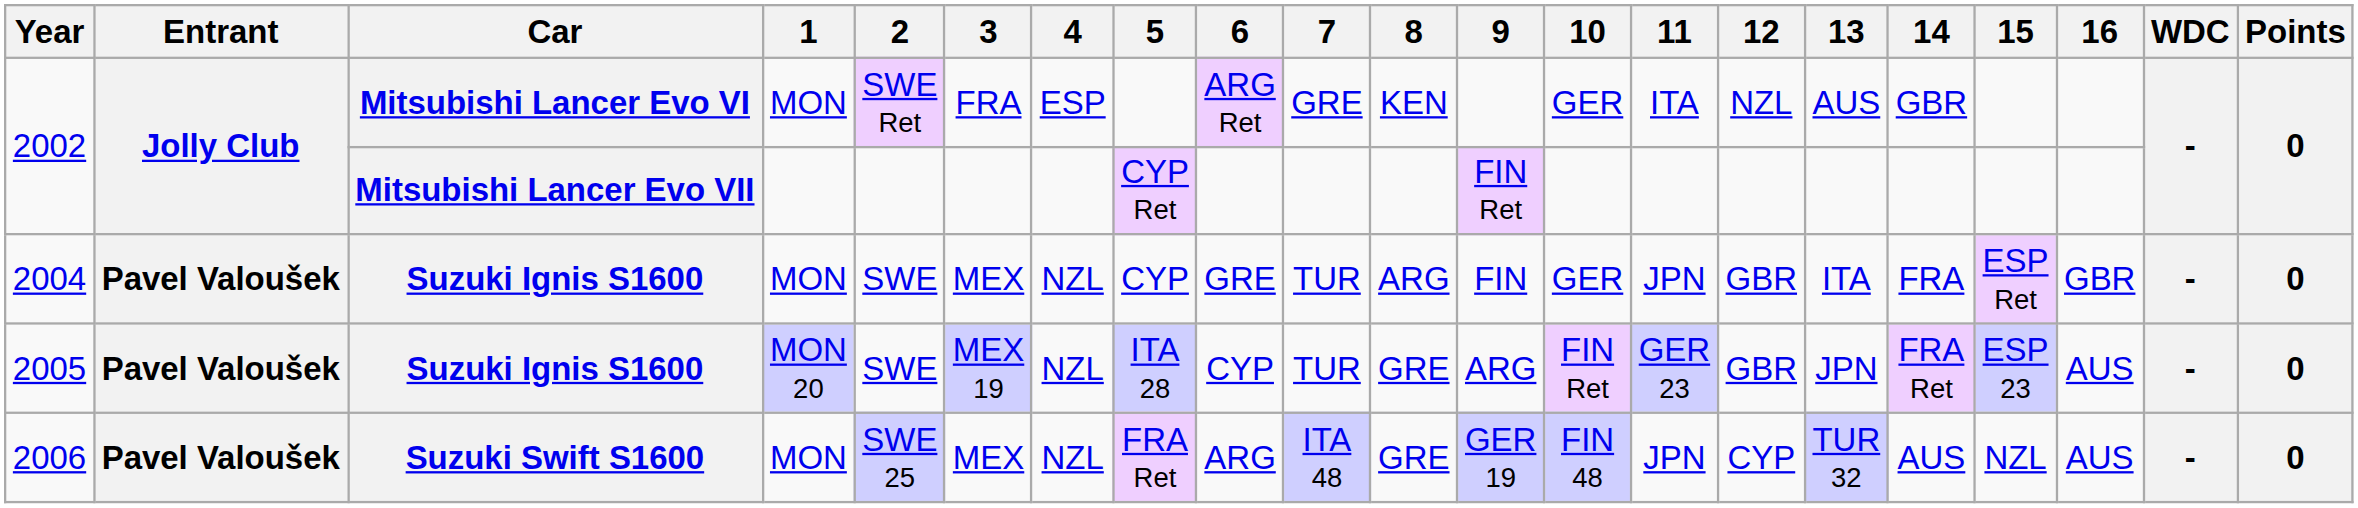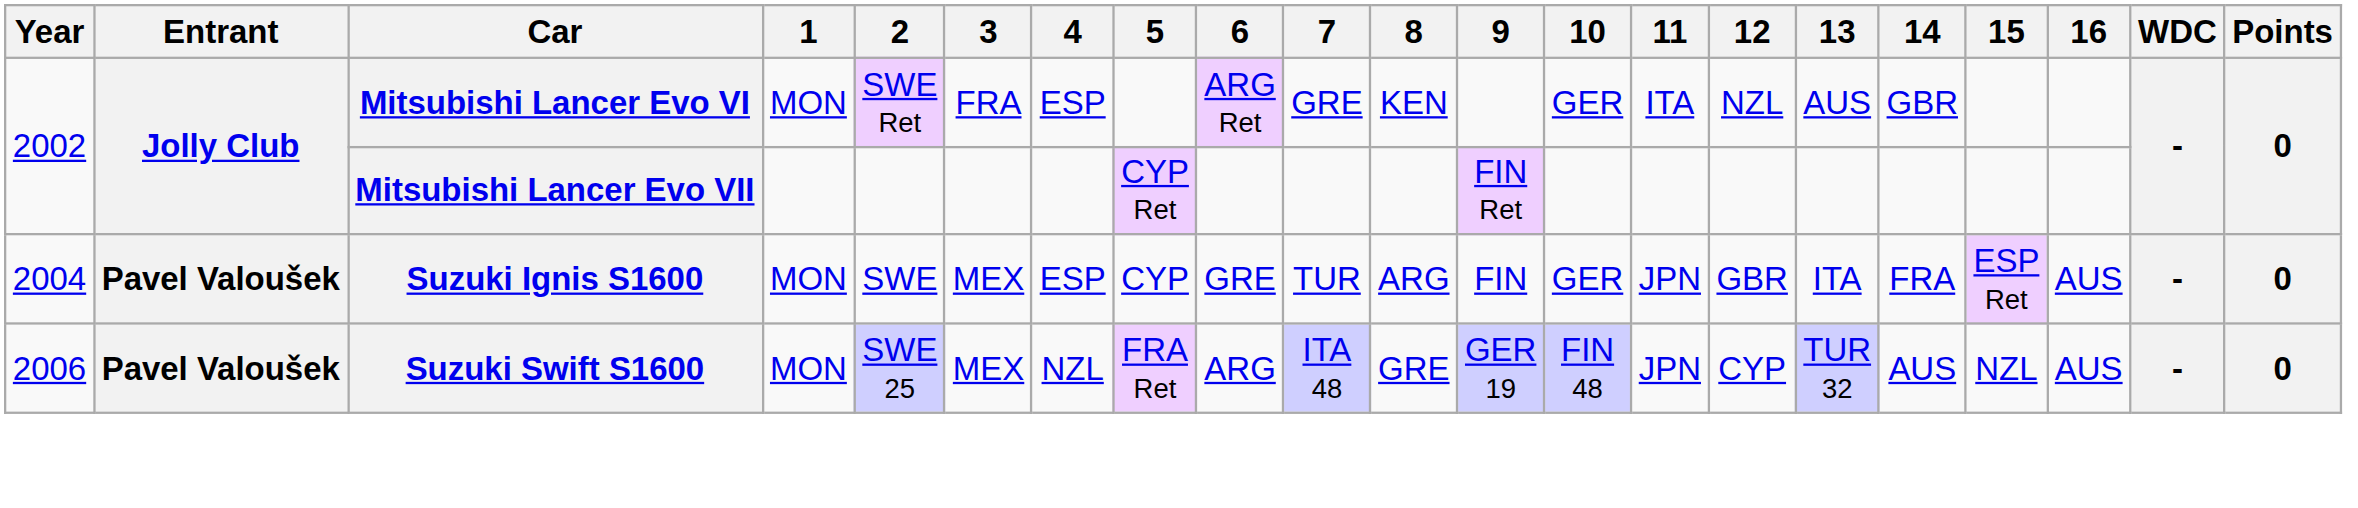(1073, 279) NZL -> (1073, 279) ESP
(2100, 279) GBR -> (2089, 279) AUS
- row: (50, 368)
